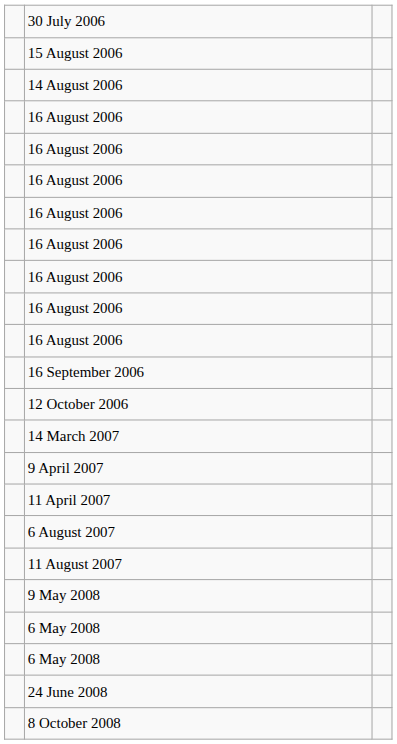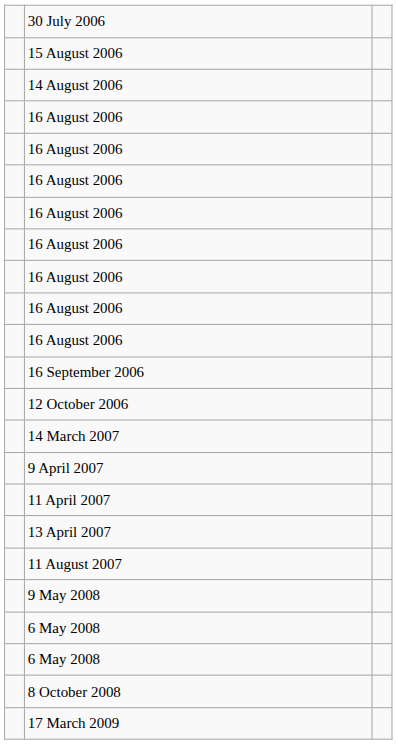+ row: (14, 532)
- row: (14, 532)
- row: (14, 692)
+ row: (14, 723)
